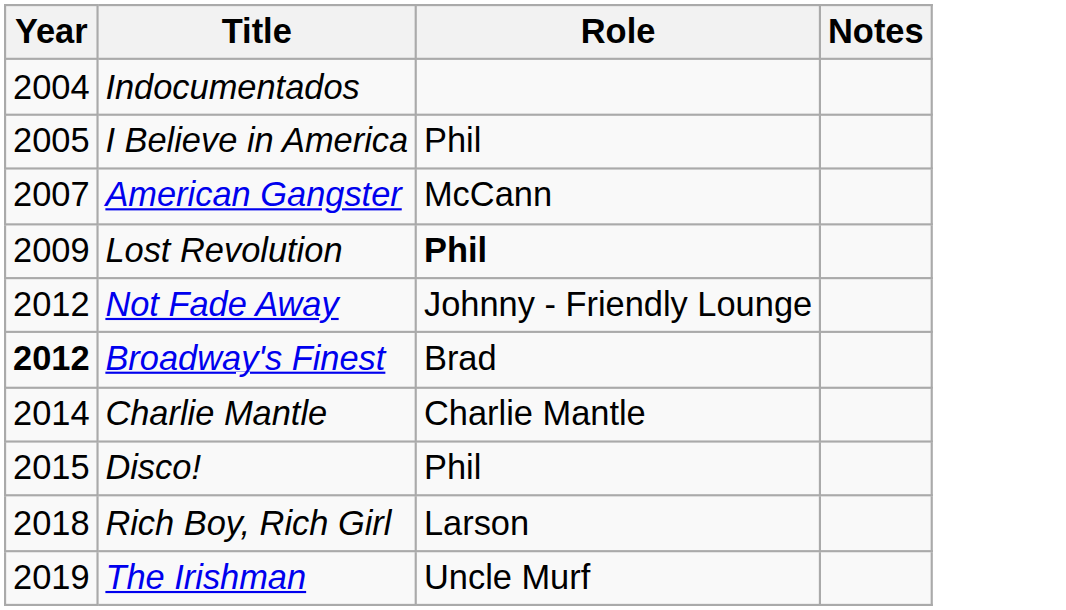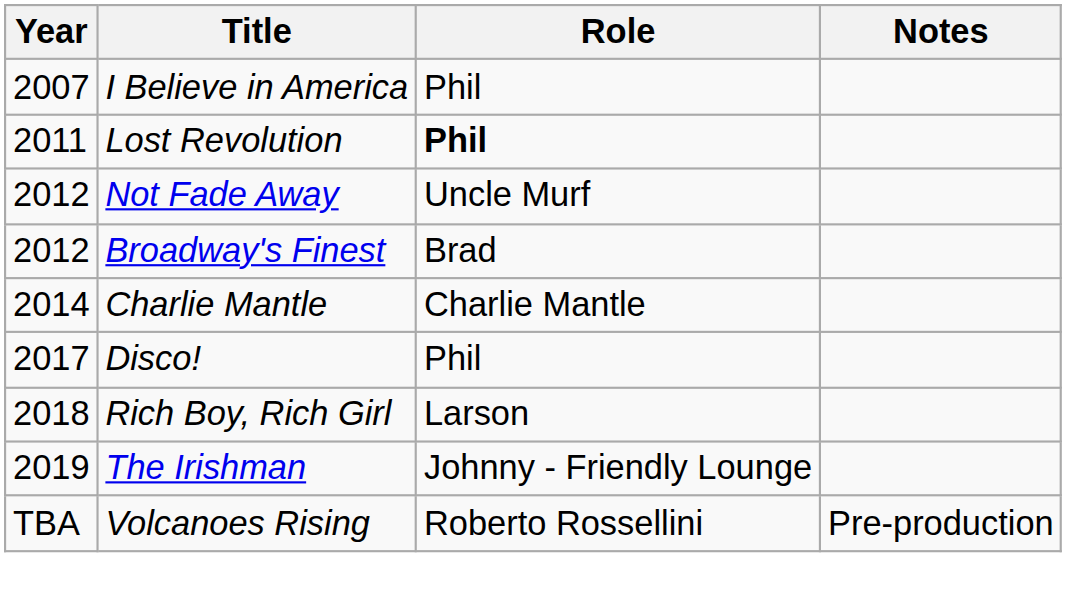- row: (233, 86)
(51, 140) 2005 -> (51, 86) 2007
- row: (254, 195)
(51, 250) 2009 -> (50, 140) 2011
(618, 304) Johnny - Friendly Lounge -> (507, 195) Uncle Murf
(51, 359) bold -> (51, 250) normal
(51, 468) 2015 -> (51, 359) 2017
(507, 577) Uncle Murf -> (618, 468) Johnny - Friendly Lounge
+ row: (238, 522)
